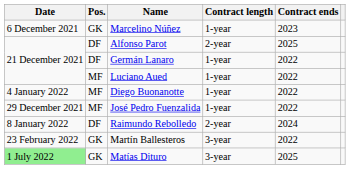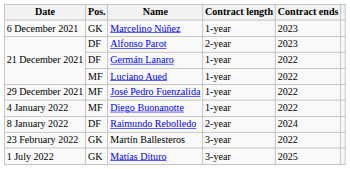(288, 44) 2025 -> (288, 44) 2023
rows swapped: (155, 108) <-> (147, 92)
(30, 156) lightgreen background -> (30, 156) no background
